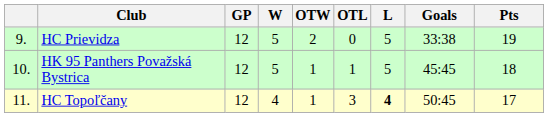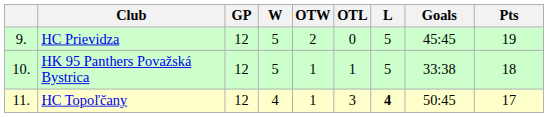(439, 38) 33:38 -> (439, 38) 45:45
(439, 69) 45:45 -> (439, 69) 33:38
